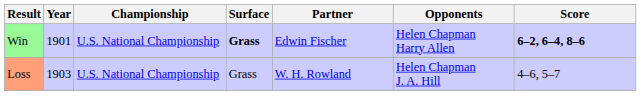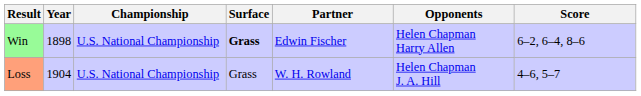(59, 40) 1901 -> (59, 40) 1898
(551, 40) bold -> (551, 40) normal
(59, 74) 1903 -> (59, 74) 1904
